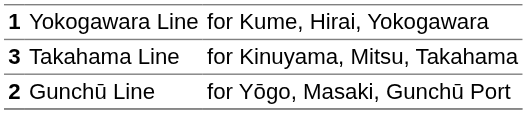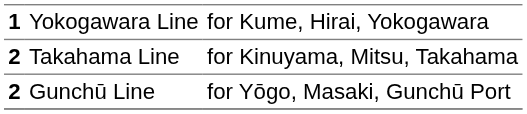(14, 56) 3 -> (14, 56) 2
